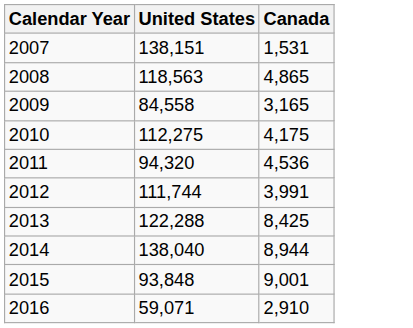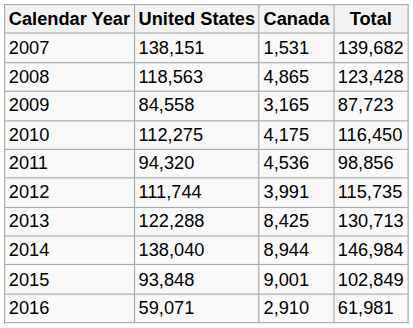+ column: (371, 18)
